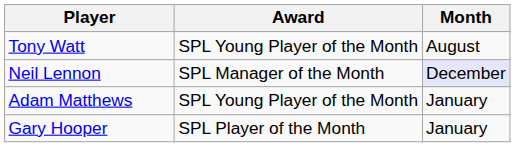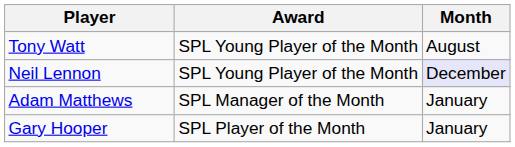(281, 73) SPL Manager of the Month -> (298, 73) SPL Young Player of the Month
(298, 100) SPL Young Player of the Month -> (281, 100) SPL Manager of the Month
